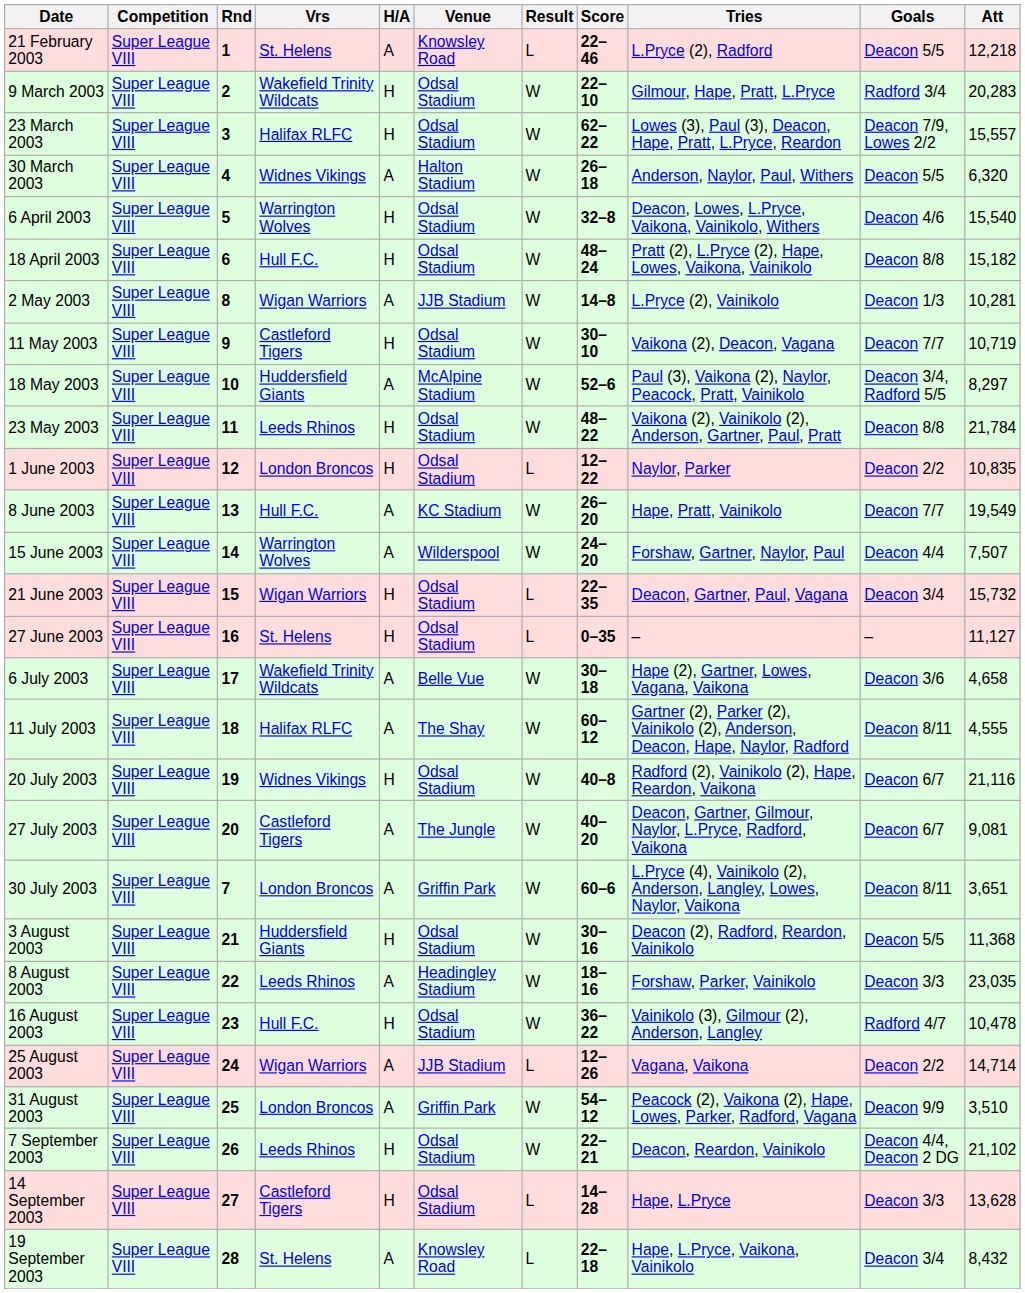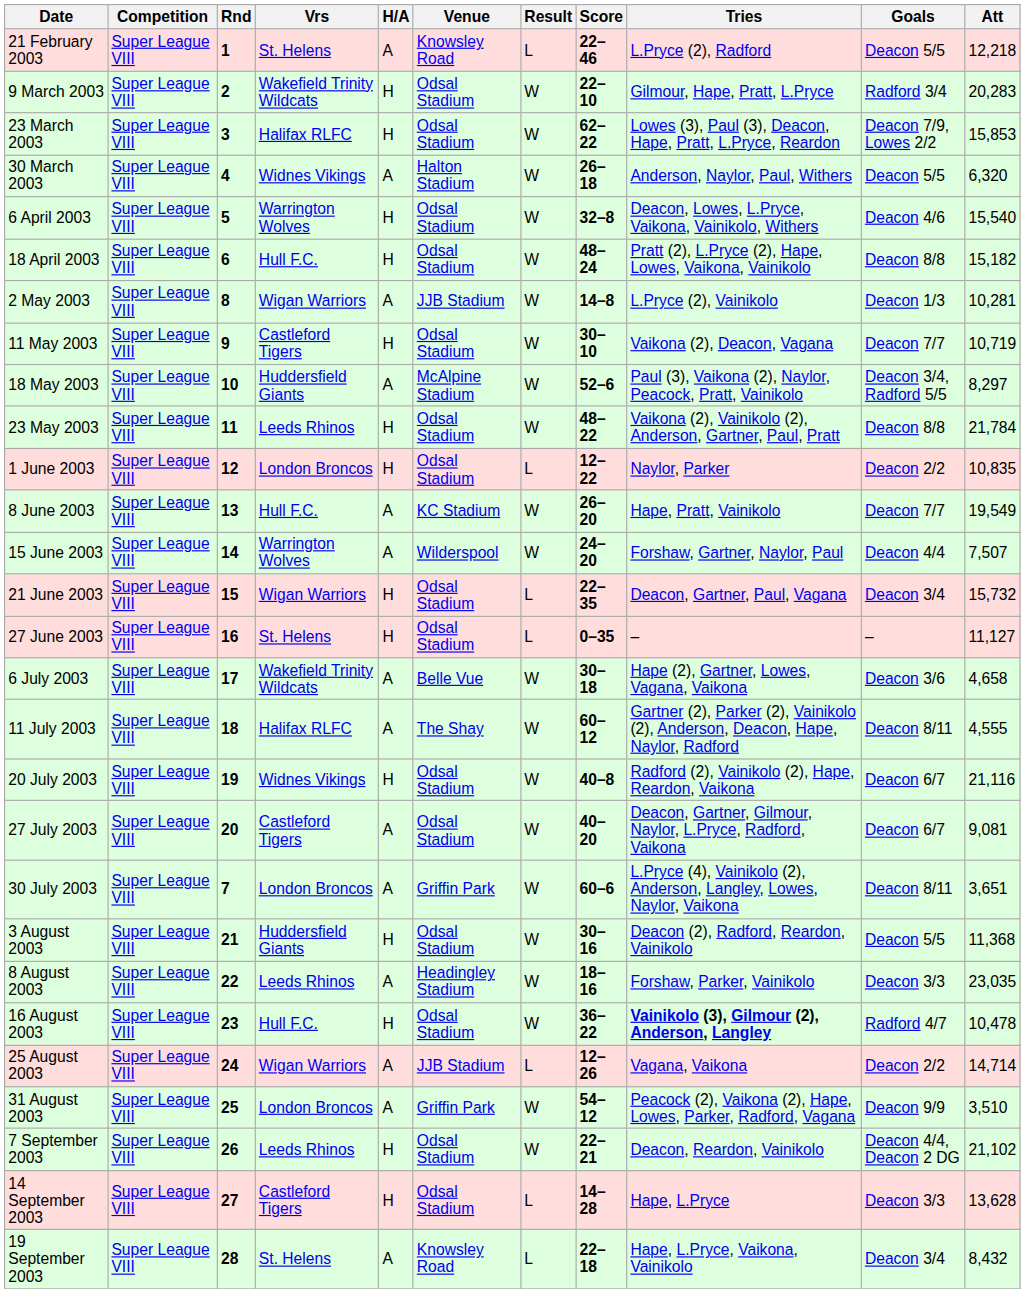(992, 134) 15,557 -> (992, 134) 15,853
(456, 830) The Jungle -> (446, 830) Odsal Stadium
(720, 1023) normal -> (725, 1023) bold
